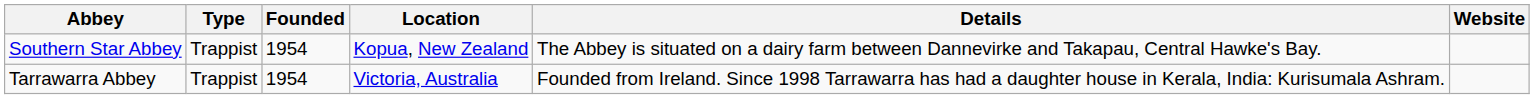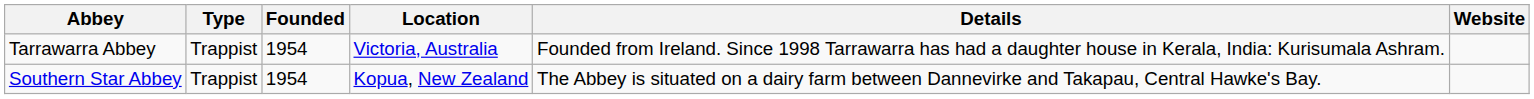rows swapped: (82, 78) <-> (95, 49)
